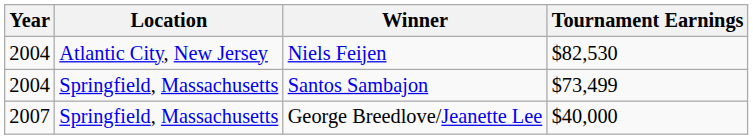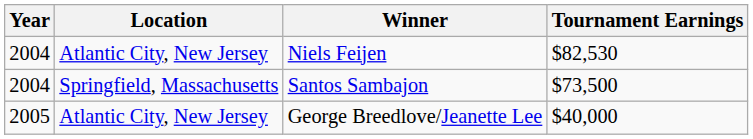(585, 85) $73,499 -> (585, 85) $73,500
(30, 117) 2007 -> (30, 117) 2005
(169, 117) Springfield, Massachusetts -> (164, 117) Atlantic City, New Jersey
